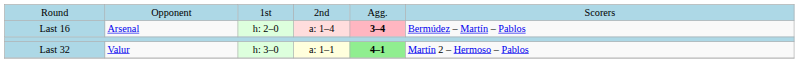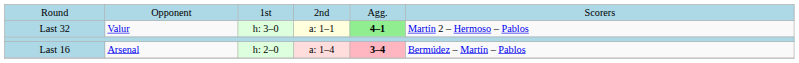rows swapped: (55, 49) <-> (55, 28)
